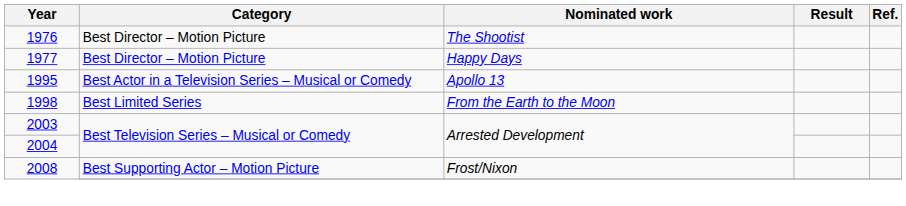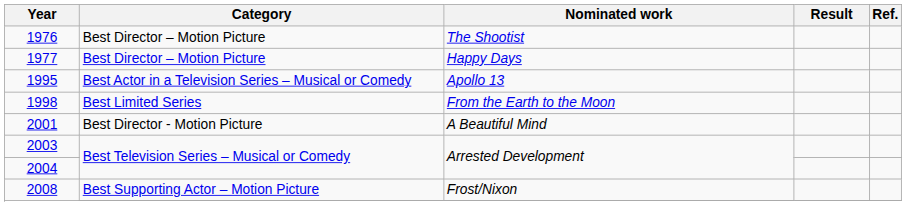+ row: (42, 124)
